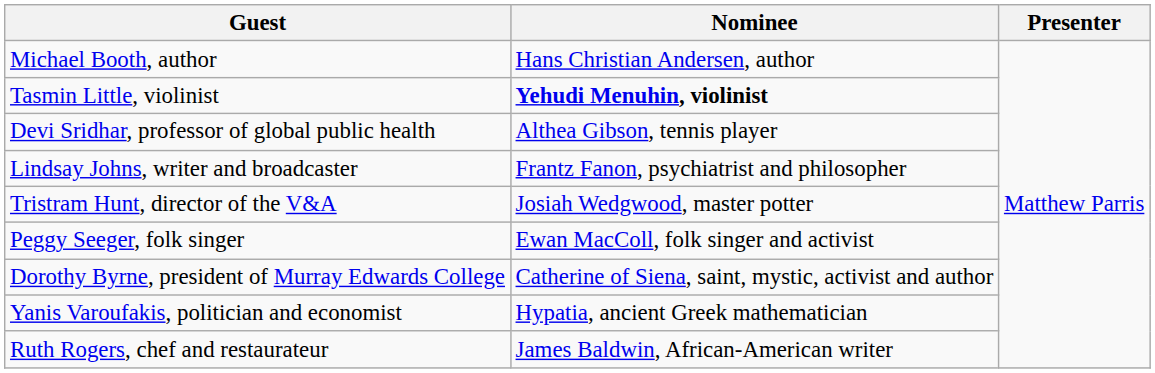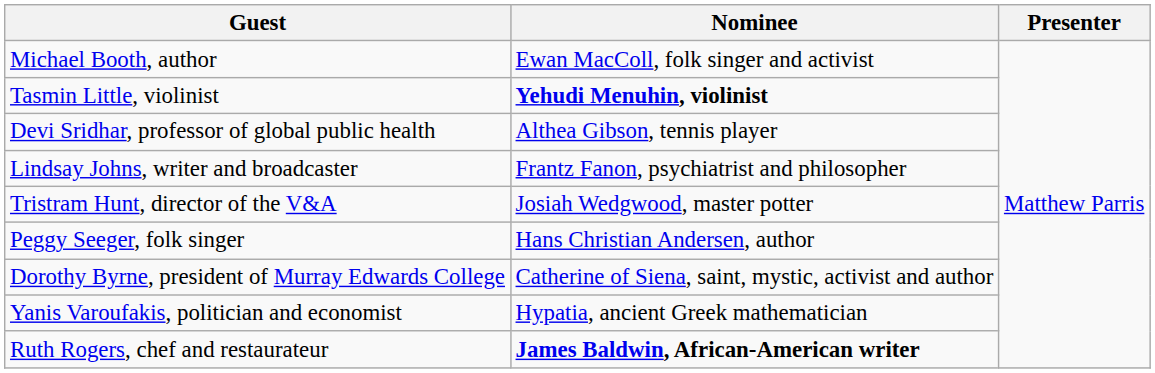(665, 58) Hans Christian Andersen, author -> (695, 58) Ewan MacColl, folk singer and activist
(695, 240) Ewan MacColl, folk singer and activist -> (665, 240) Hans Christian Andersen, author
(704, 349) normal -> (718, 349) bold
